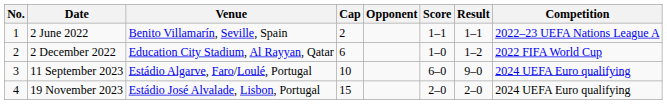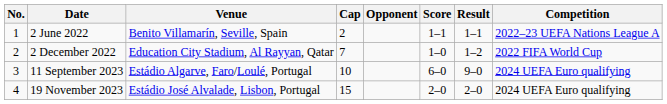(342, 52) 6 -> (342, 52) 7
